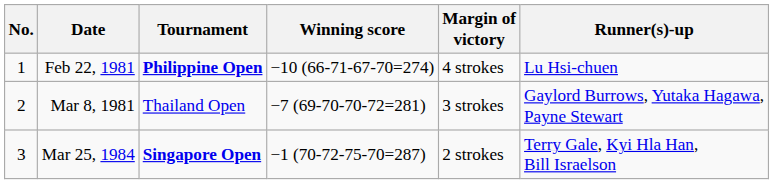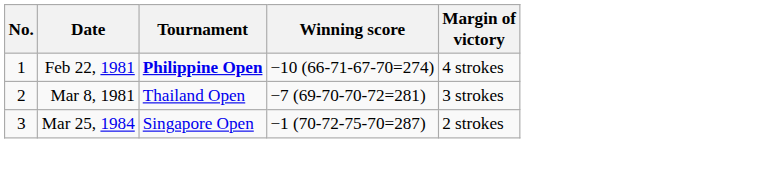- column: (644, 29)
(202, 154) bold -> (198, 124) normal
